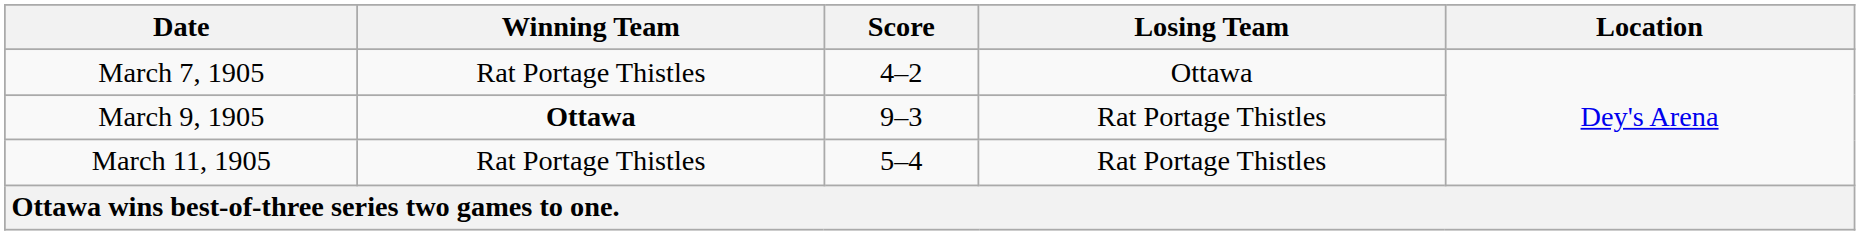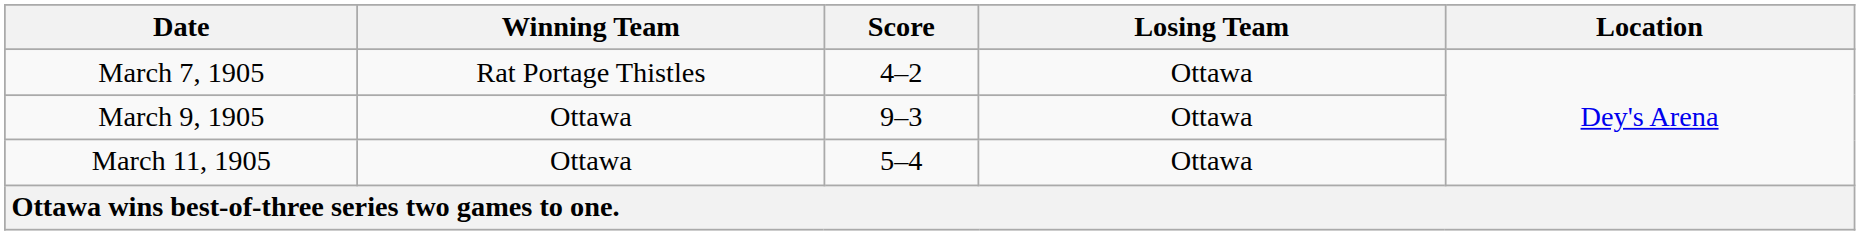(591, 116) bold -> (591, 116) normal
(1212, 116) Rat Portage Thistles -> (1212, 116) Ottawa
(591, 161) Rat Portage Thistles -> (591, 161) Ottawa
(1212, 161) Rat Portage Thistles -> (1212, 161) Ottawa
